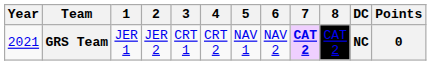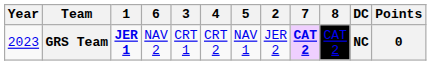columns swapped: (156, 15) <-> (275, 15)
(23, 43) 2021 -> (23, 43) 2023
(126, 43) normal -> (126, 43) bold
